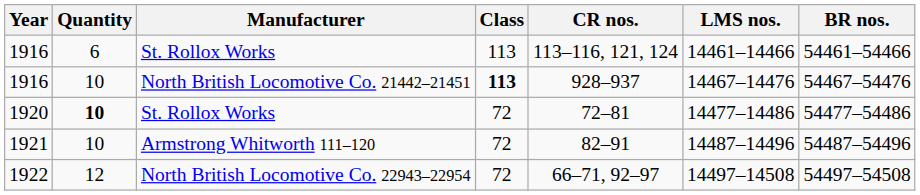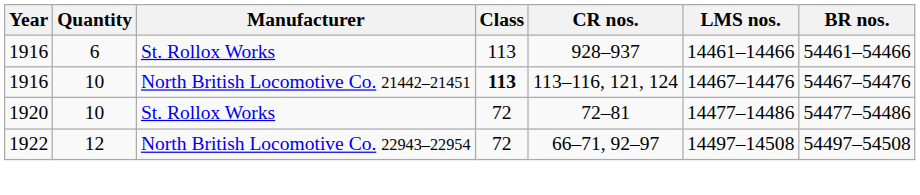(606, 50) 113–116, 121, 124 -> (606, 50) 928–937
(606, 81) 928–937 -> (606, 81) 113–116, 121, 124
(95, 112) bold -> (95, 112) normal
- row: (29, 143)
